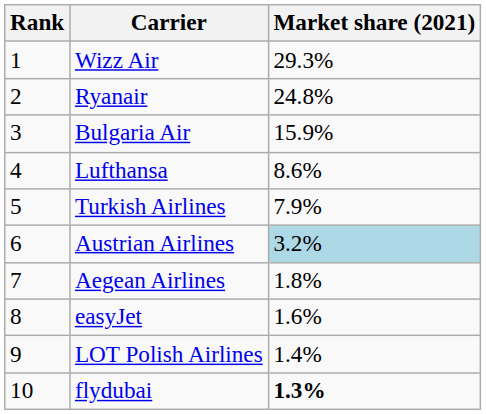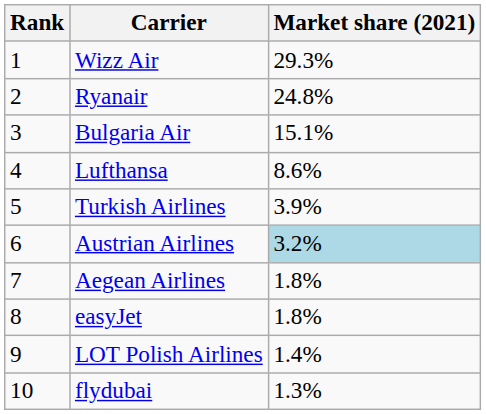(303, 133) 15.9% -> (303, 133) 15.1%
(298, 206) 7.9% -> (298, 206) 3.9%
(298, 317) 1.6% -> (298, 317) 1.8%
(300, 390) bold -> (298, 390) normal
